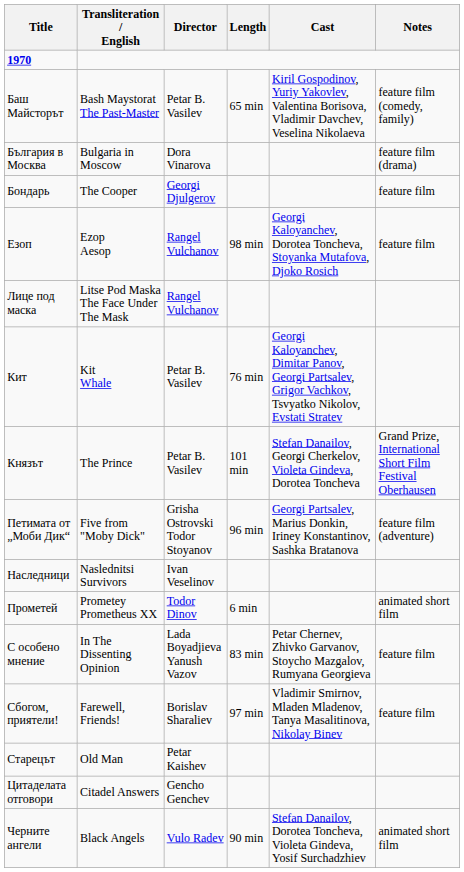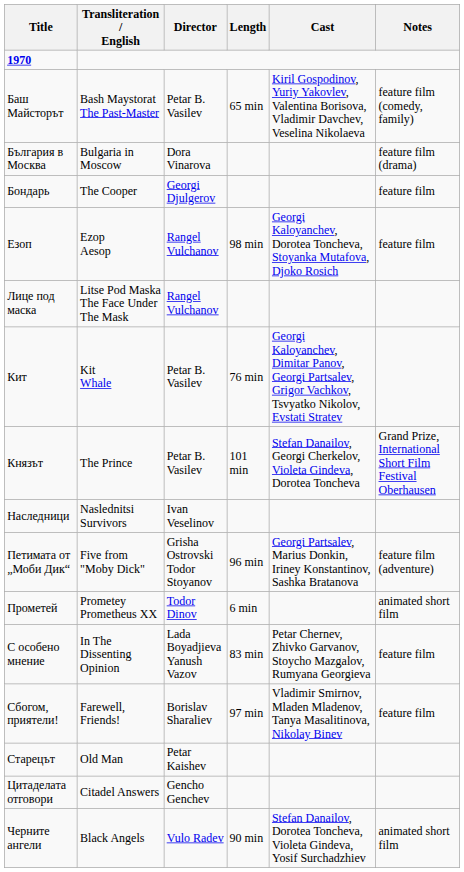rows swapped: (38, 575) <-> (39, 529)
